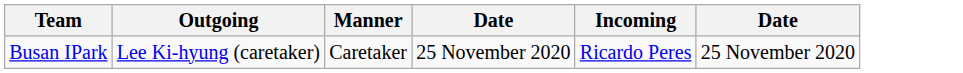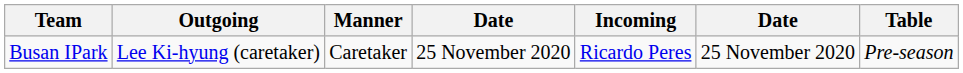+ column: (909, 20)
